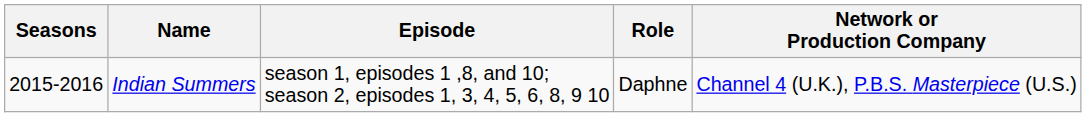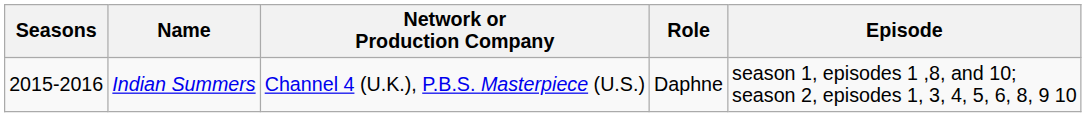columns swapped: (437, 31) <-> (887, 31)
